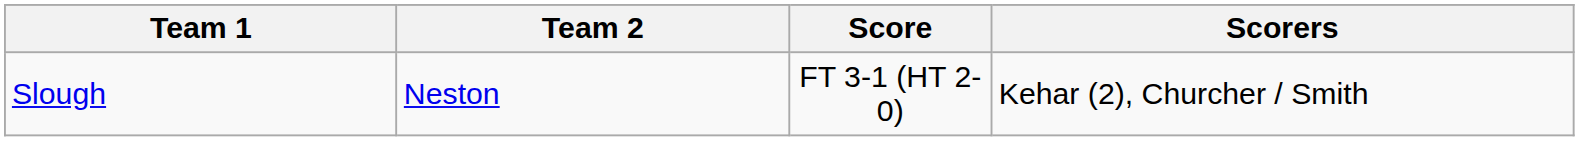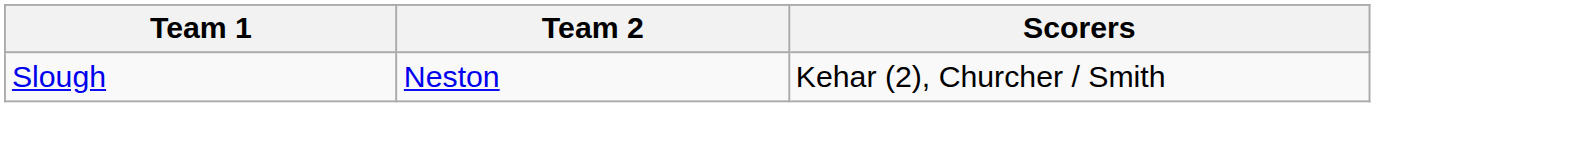- column: (890, 28)
